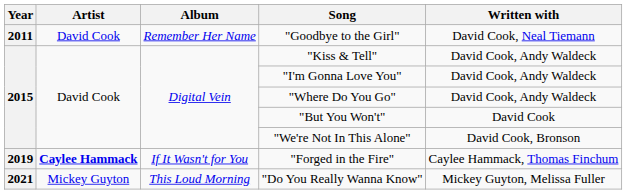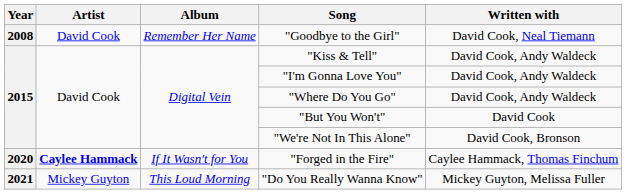(20, 35) 2011 -> (20, 35) 2008
(20, 158) 2019 -> (20, 158) 2020
